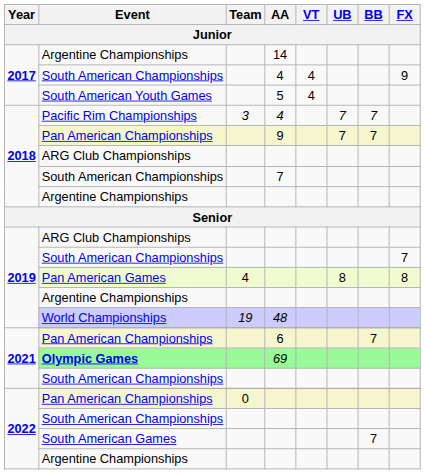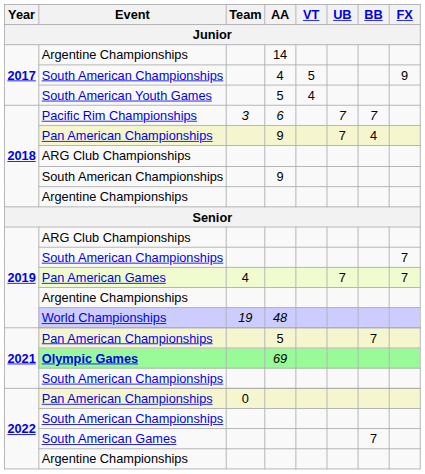(311, 75) 4 -> (311, 75) 5
(280, 116) 4 -> (280, 116) 6
(373, 136) 7 -> (373, 136) 4
(280, 176) 7 -> (280, 176) 9
(342, 277) 8 -> (342, 277) 7
(405, 277) 8 -> (405, 277) 7
(280, 338) 6 -> (280, 338) 5
